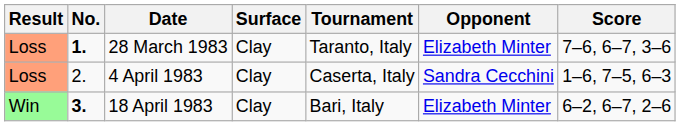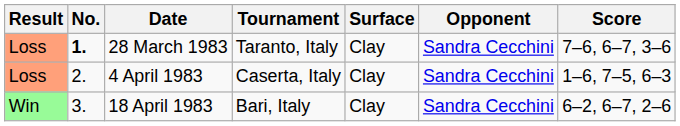columns swapped: (362, 18) <-> (269, 18)
(487, 47) Elizabeth Minter -> (488, 47) Sandra Cecchini
(79, 105) bold -> (79, 105) normal
(487, 105) Elizabeth Minter -> (488, 105) Sandra Cecchini
